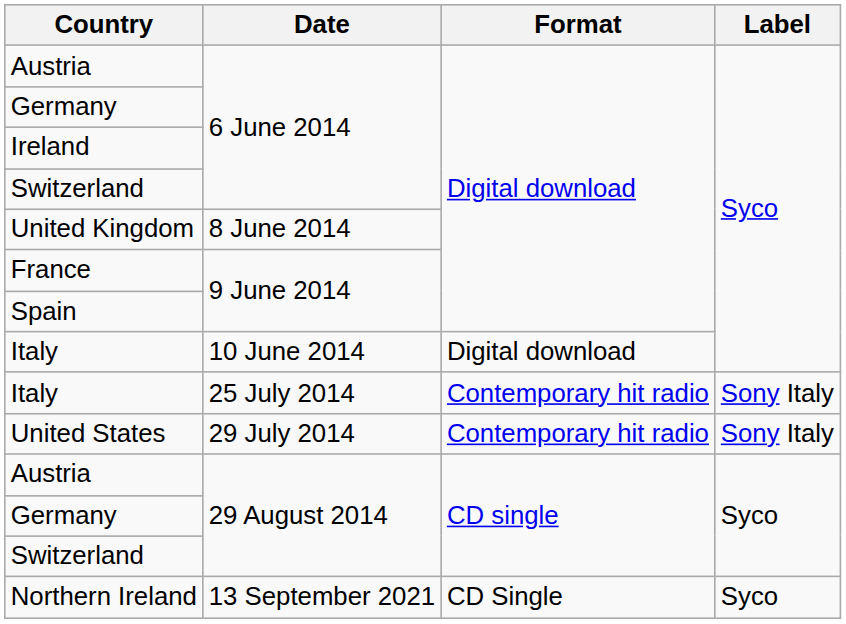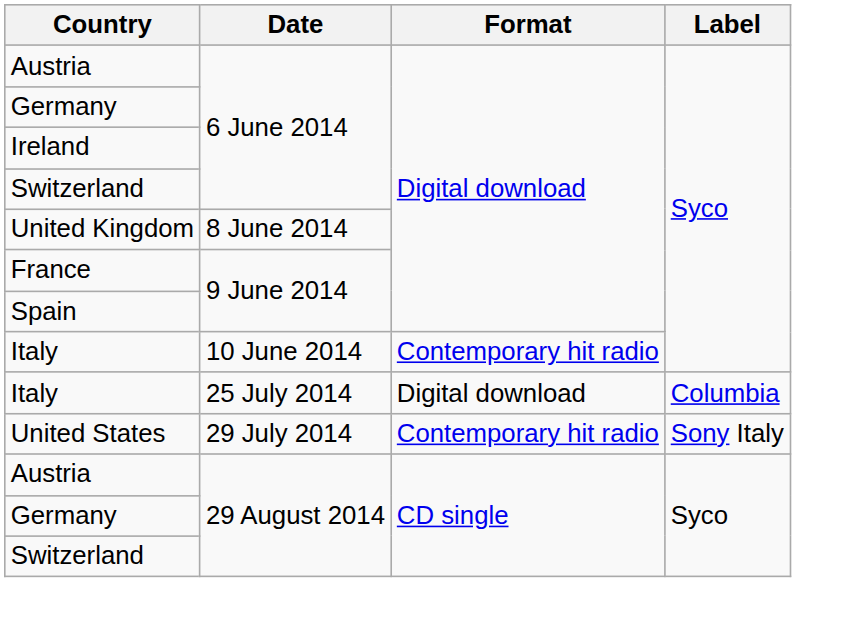(541, 351) Digital download -> (528, 351) Contemporary hit radio
(578, 392) Contemporary hit radio -> (491, 392) Digital download
(777, 392) Sony Italy -> (725, 392) Columbia
- row: (104, 596)
